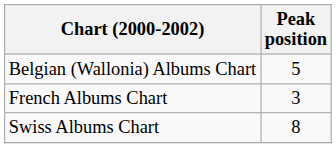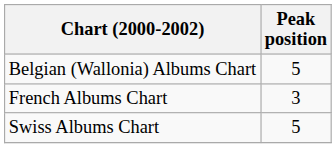(296, 127) 8 -> (296, 127) 5
